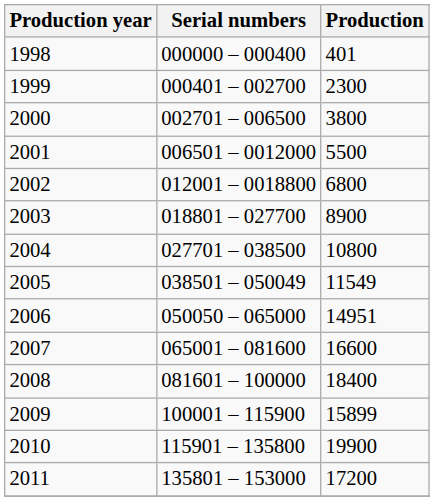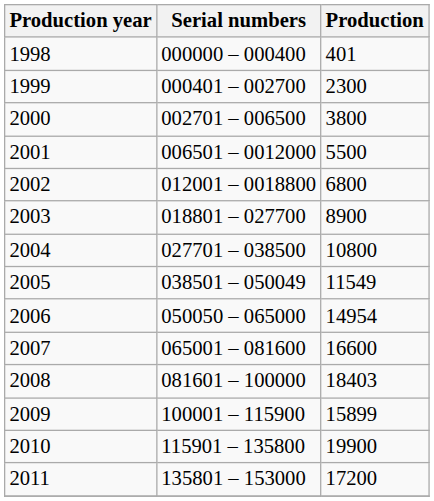(351, 315) 14951 -> (351, 315) 14954
(351, 380) 18400 -> (351, 380) 18403
